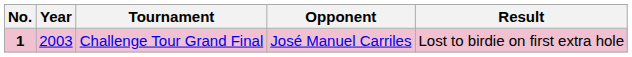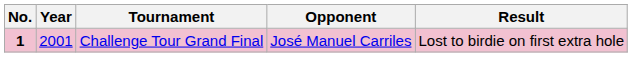(56, 40) 2003 -> (56, 40) 2001
